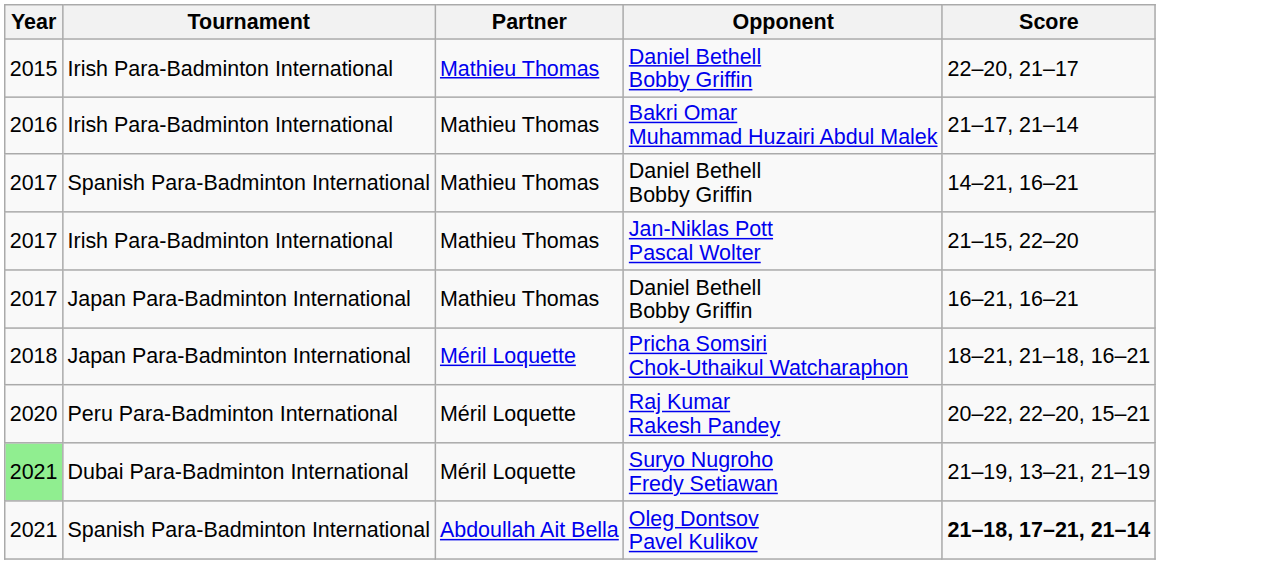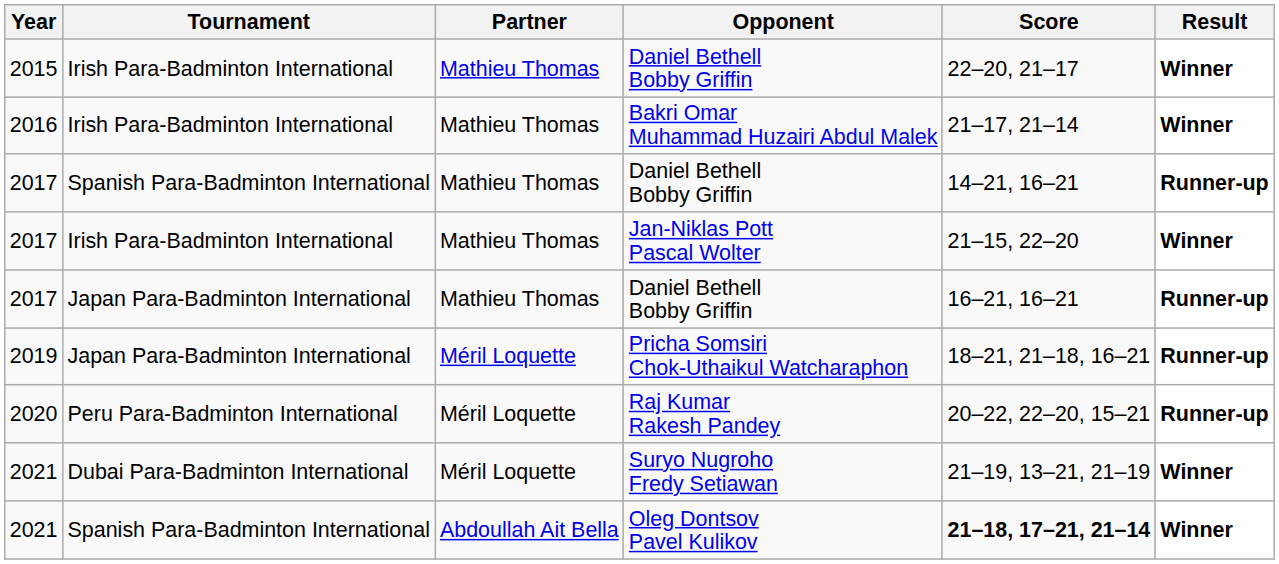+ column: (1215, 22)
(34, 357) 2018 -> (34, 357) 2019
(34, 472) lightgreen background -> (34, 472) no background
